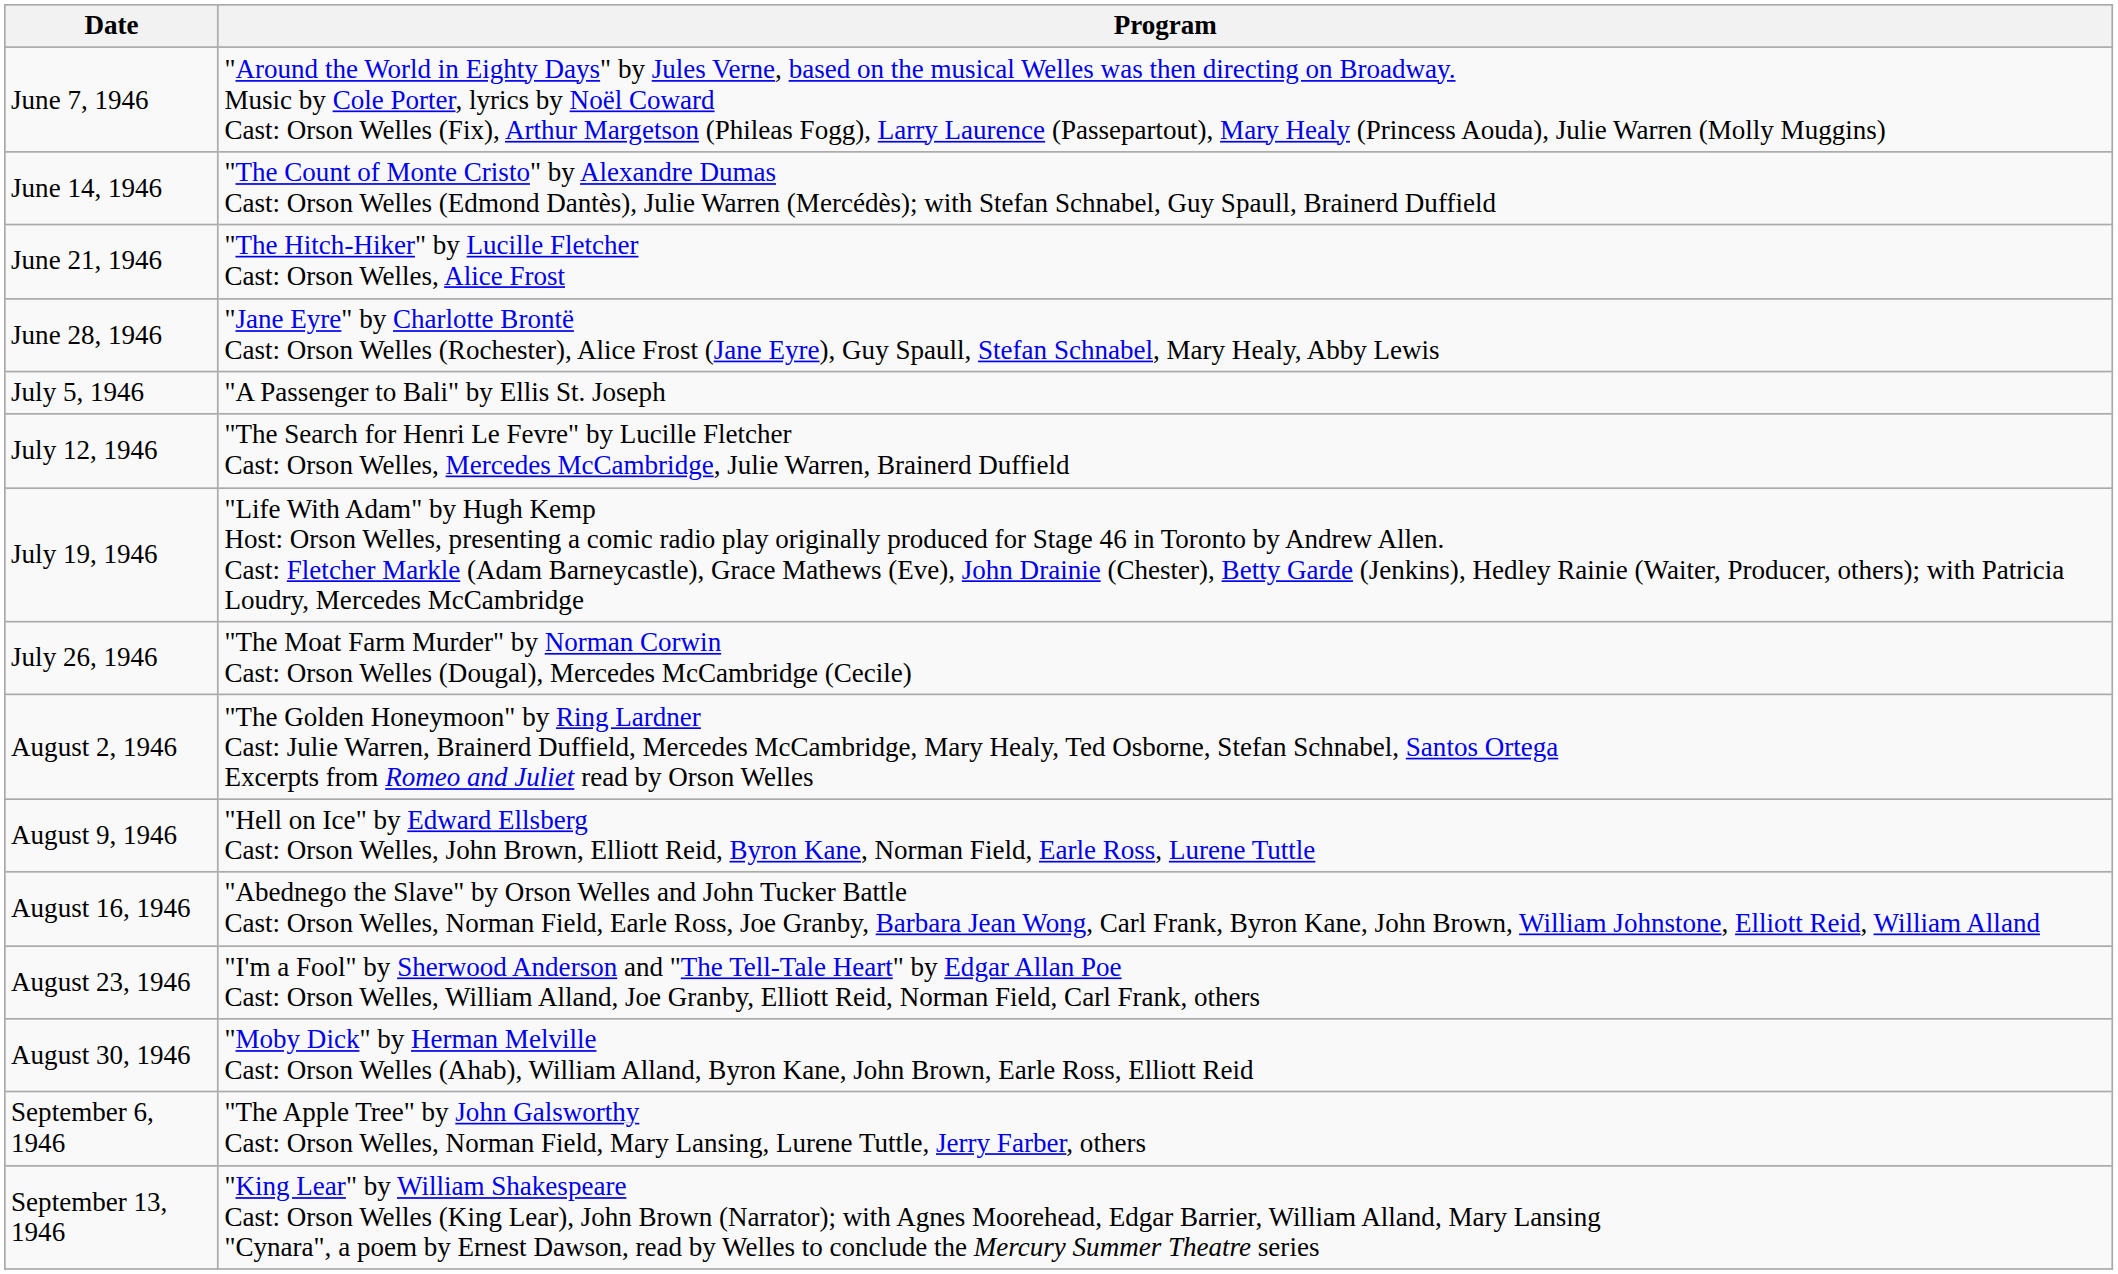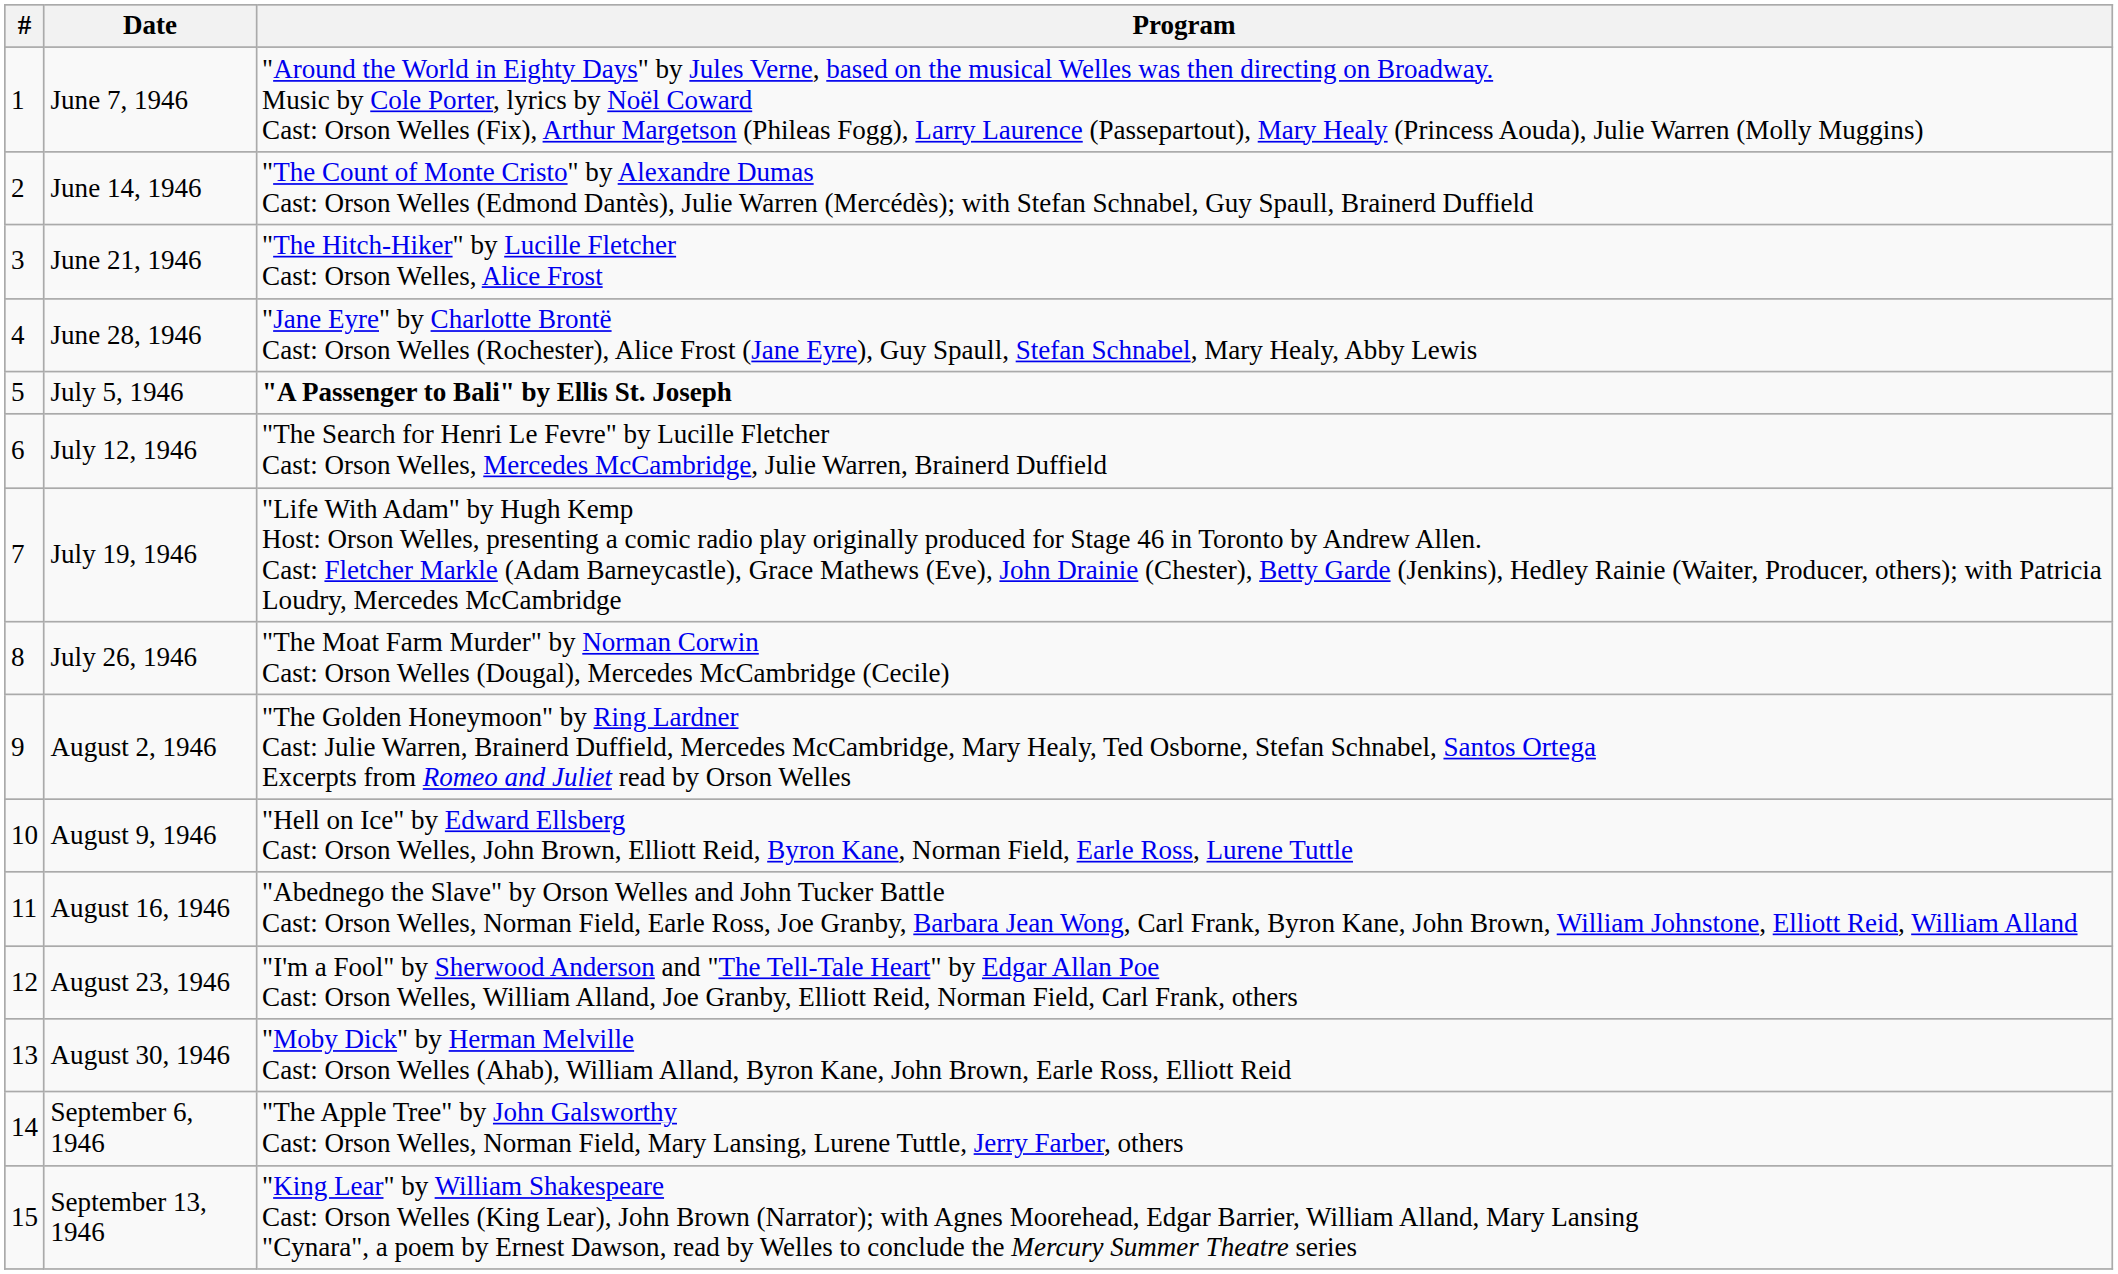+ column: (25, 25)
(445, 392) normal -> (497, 392) bold
